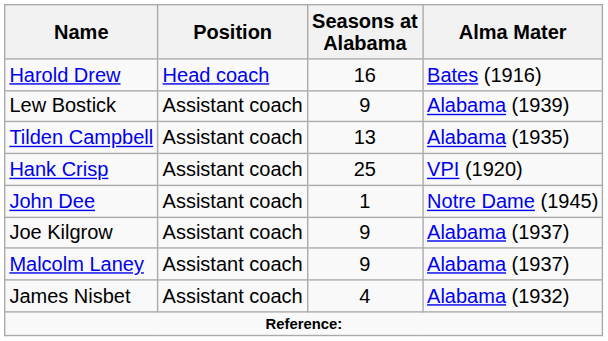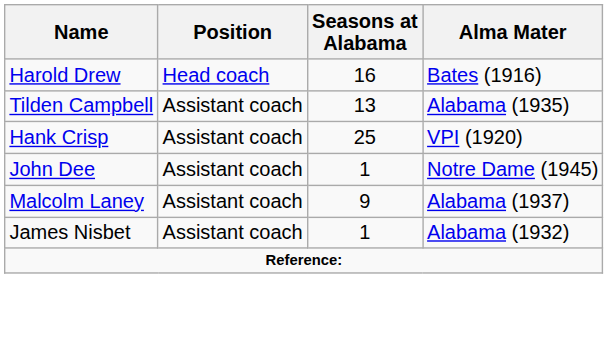- row: (63, 106)
- row: (61, 233)
(365, 296) 4 -> (365, 233) 1
